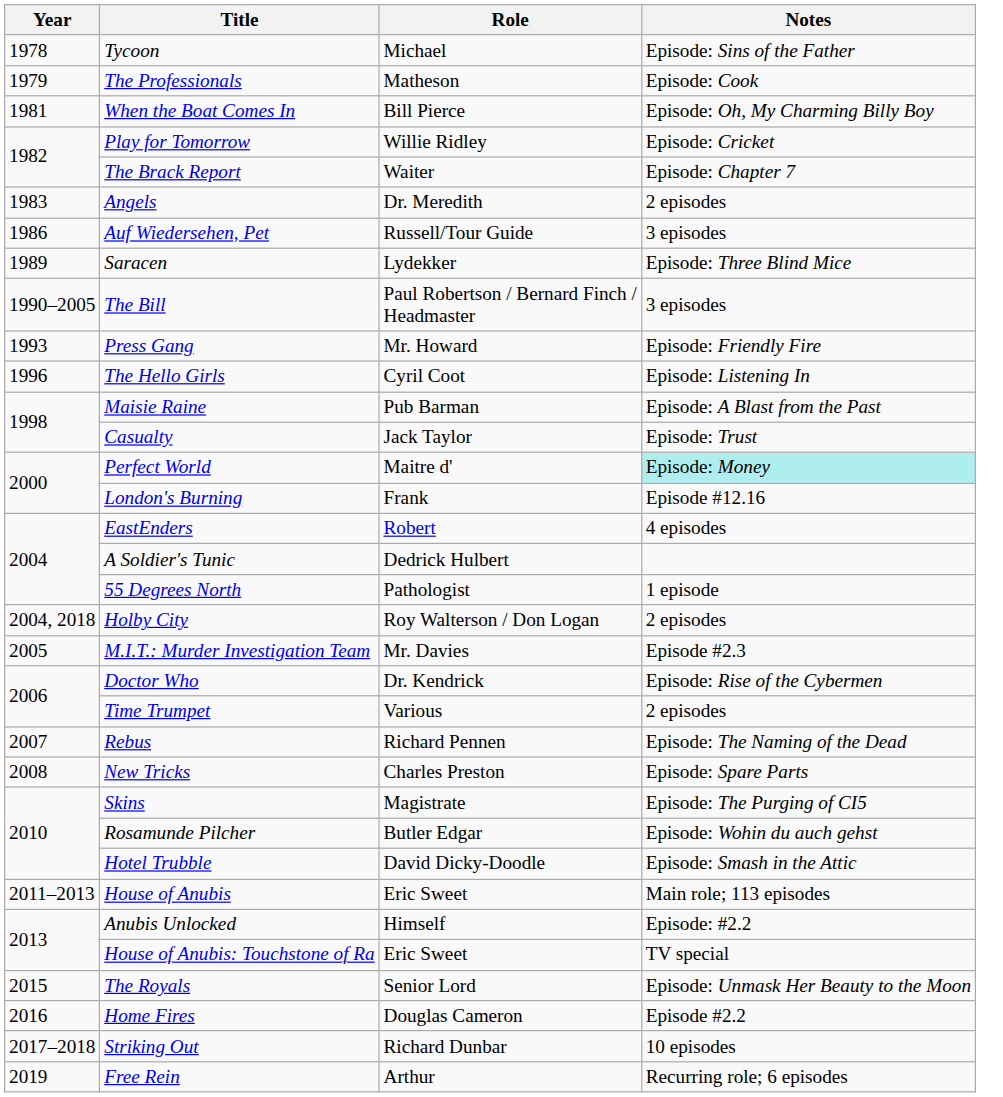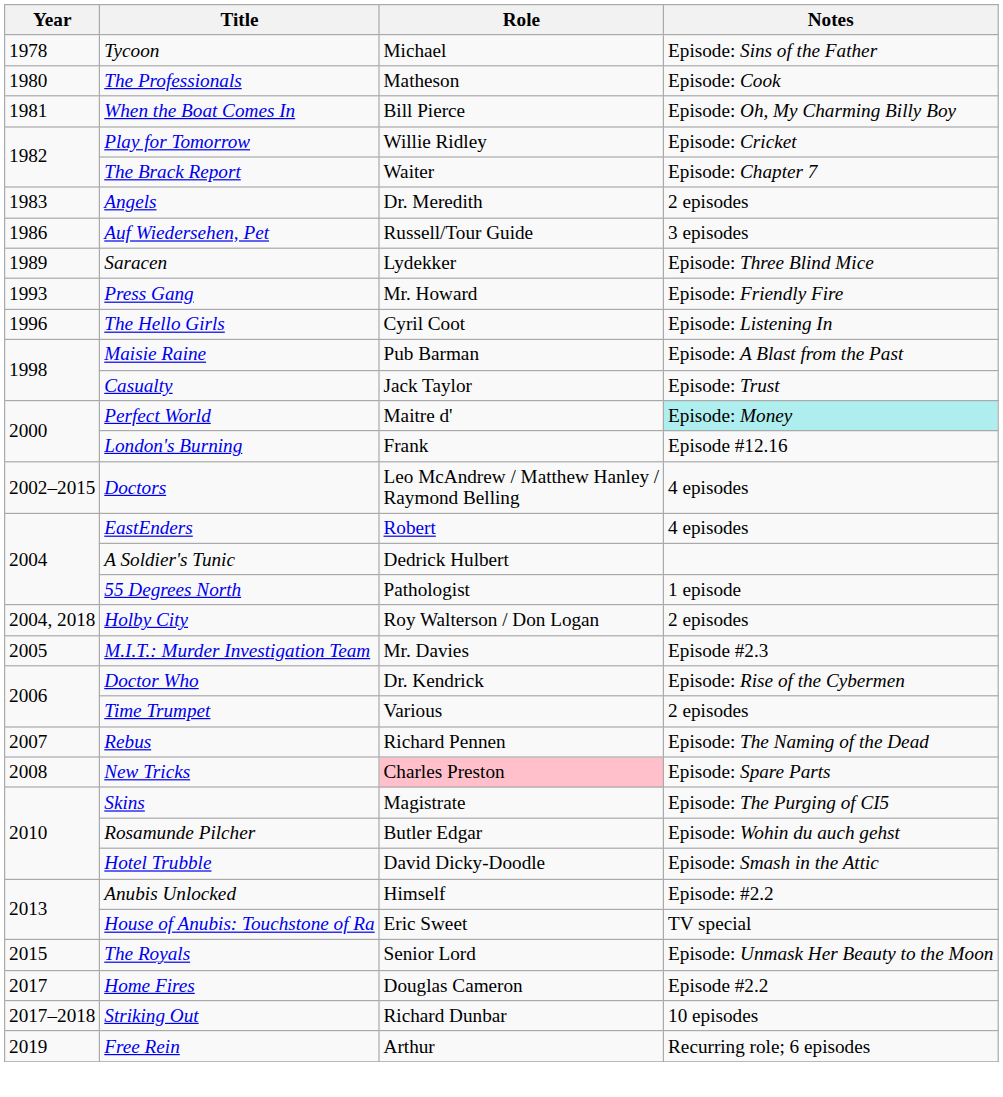(28, 80) 1979 -> (28, 80) 1980
- row: (135, 304)
+ row: (135, 487)
(444, 772) no background -> (444, 772) pink background
- row: (168, 893)
(28, 1015) 2016 -> (28, 985) 2017
